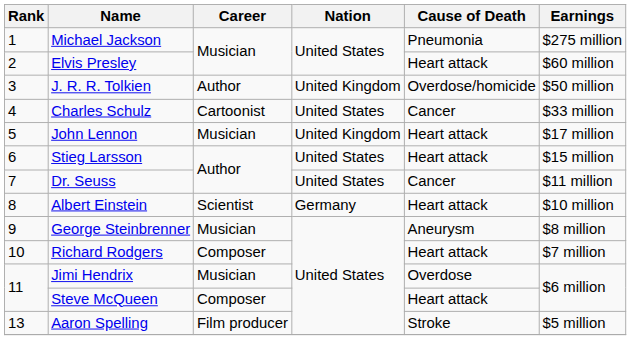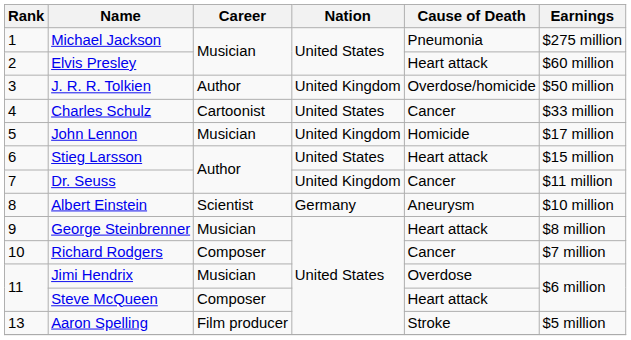(448, 134) Heart attack -> (439, 134) Homicide
(339, 181) United States -> (348, 181) United Kingdom
(448, 205) Heart attack -> (441, 205) Aneurysm
(441, 228) Aneurysm -> (448, 228) Heart attack
(448, 252) Heart attack -> (432, 252) Cancer
